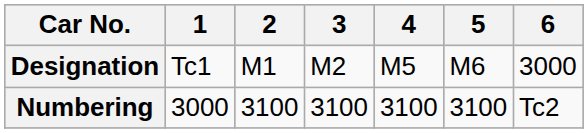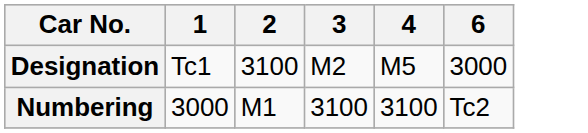- column: (478, 25)
(259, 66) M1 -> (270, 66) 3100
(270, 107) 3100 -> (259, 107) M1
